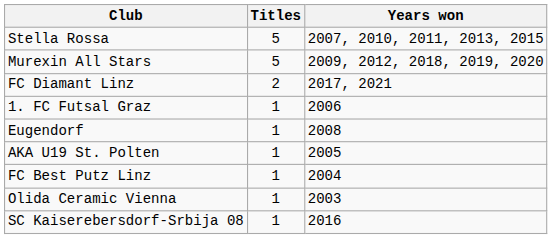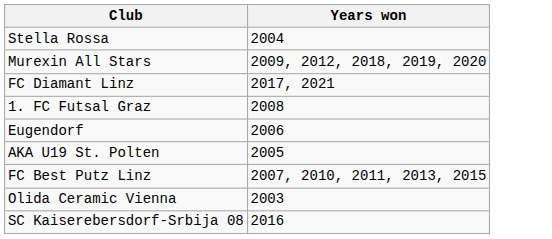- column: (276, 16)
(426, 39) 2007, 2010, 2011, 2013, 2015 -> (267, 39) 2004
(325, 108) 2006 -> (267, 108) 2008
(325, 130) 2008 -> (267, 130) 2006
(325, 176) 2004 -> (368, 176) 2007, 2010, 2011, 2013, 2015
